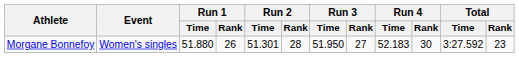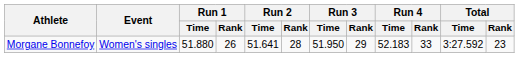(263, 45) 51.301 -> (263, 45) 51.641
(361, 45) 27 -> (361, 45) 29
(426, 45) 30 -> (426, 45) 33
